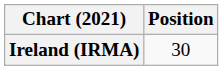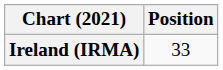(181, 49) 30 -> (181, 49) 33
